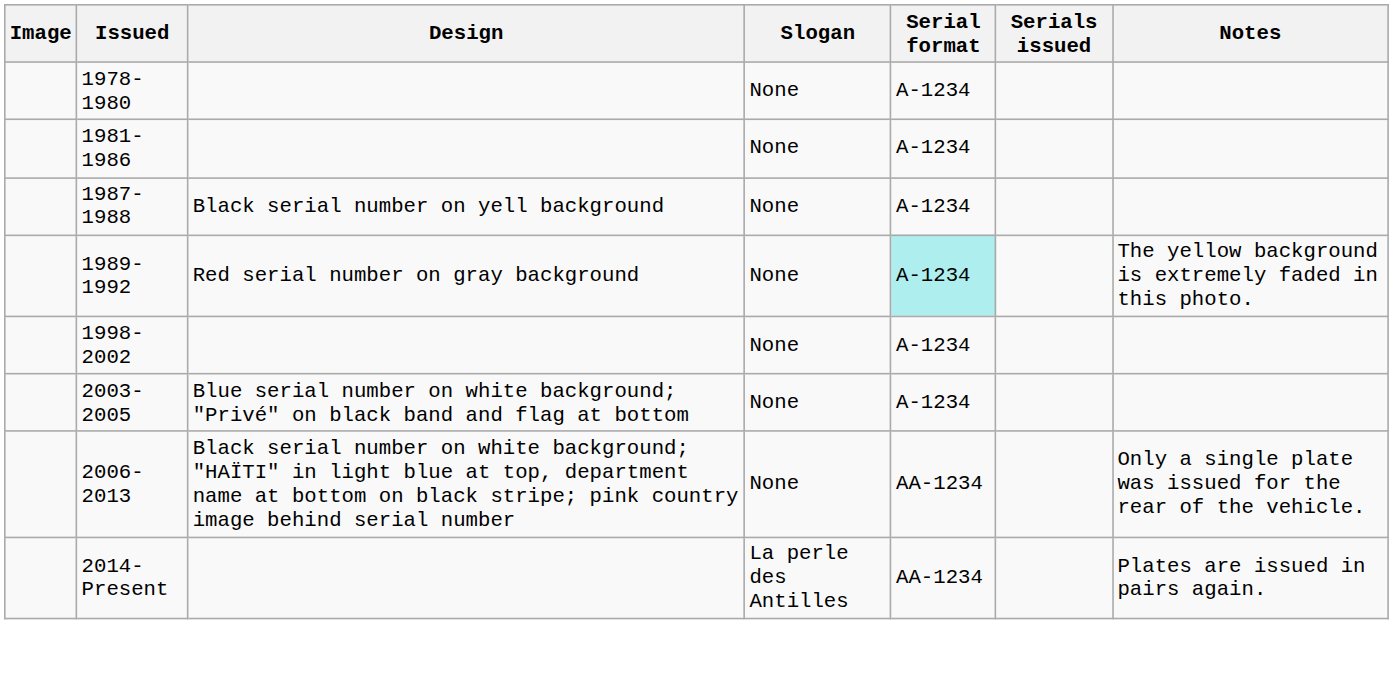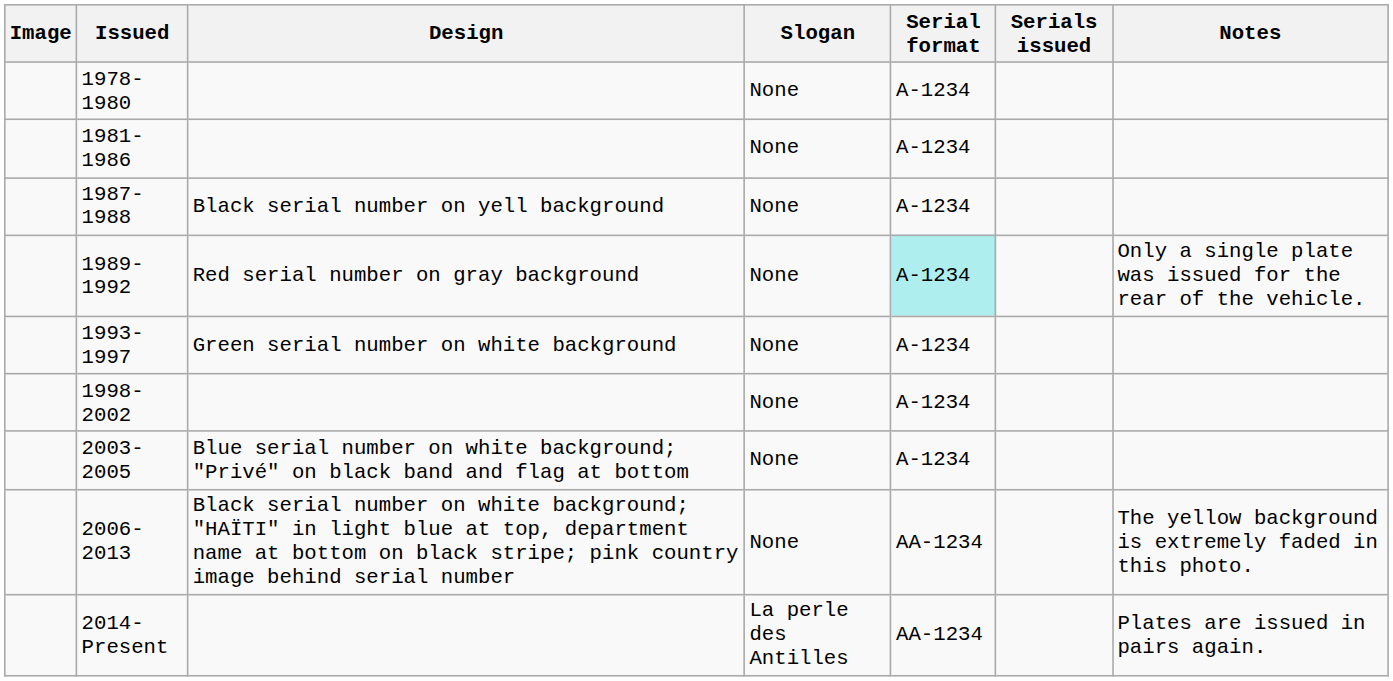(1248, 276) The yellow background is extremely faded in this photo. -> (1241, 276) Only a single plate was issued for the rear of the vehicle.
+ row: (113, 345)
(1241, 484) Only a single plate was issued for the rear of the vehicle. -> (1248, 542) The yellow background is extremely faded in this photo.
